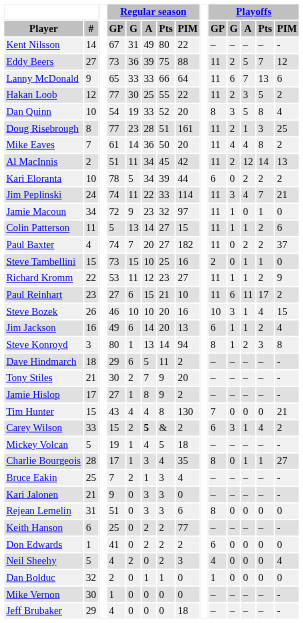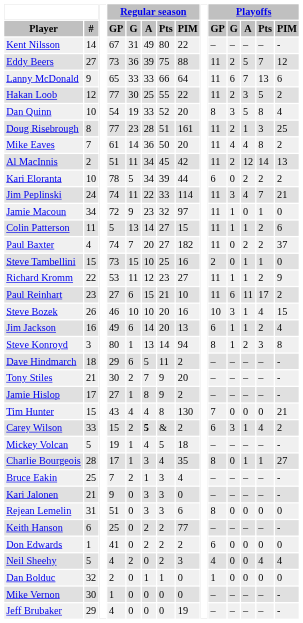(261, 561) 0 -> (261, 561) 4
(183, 611) 18 -> (183, 611) 19
